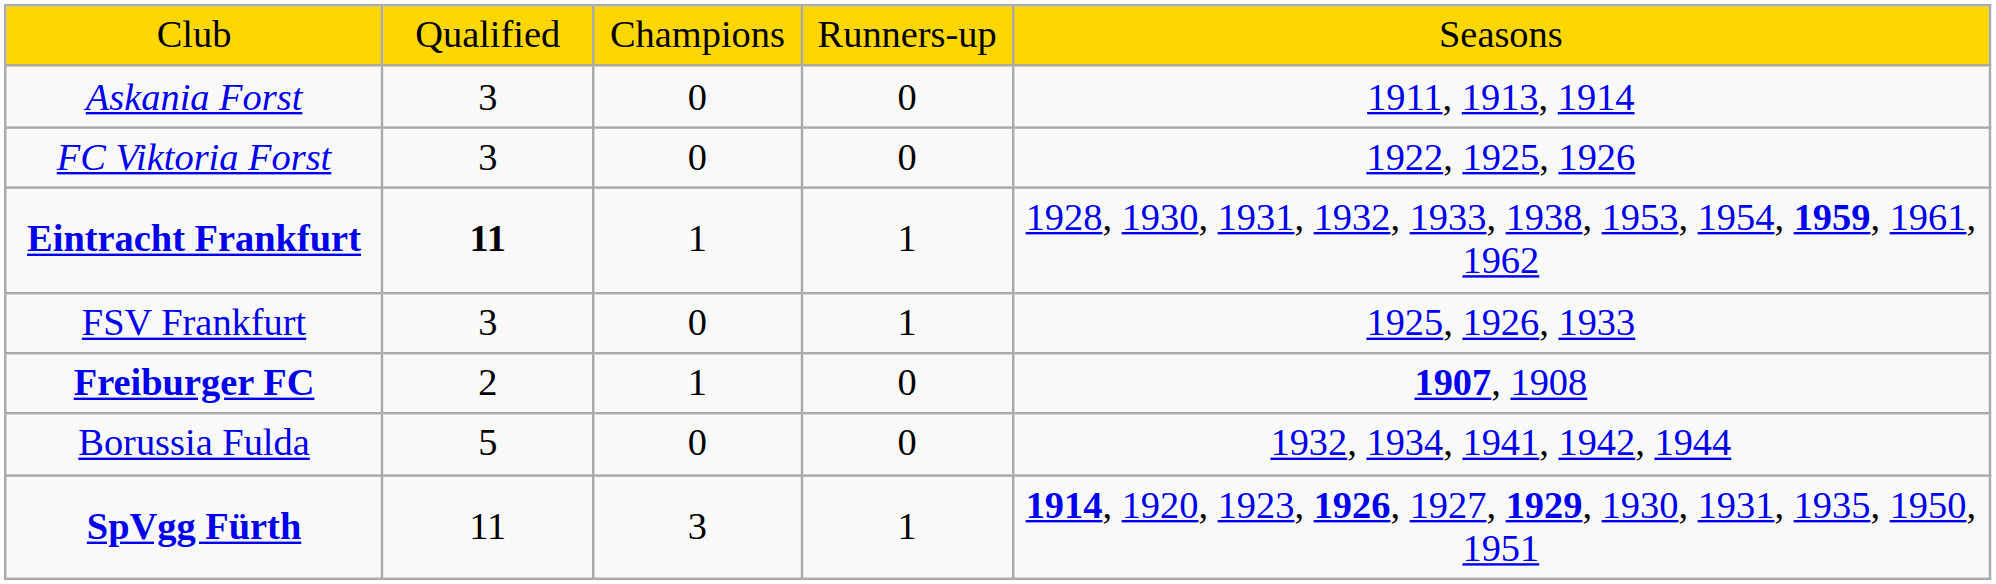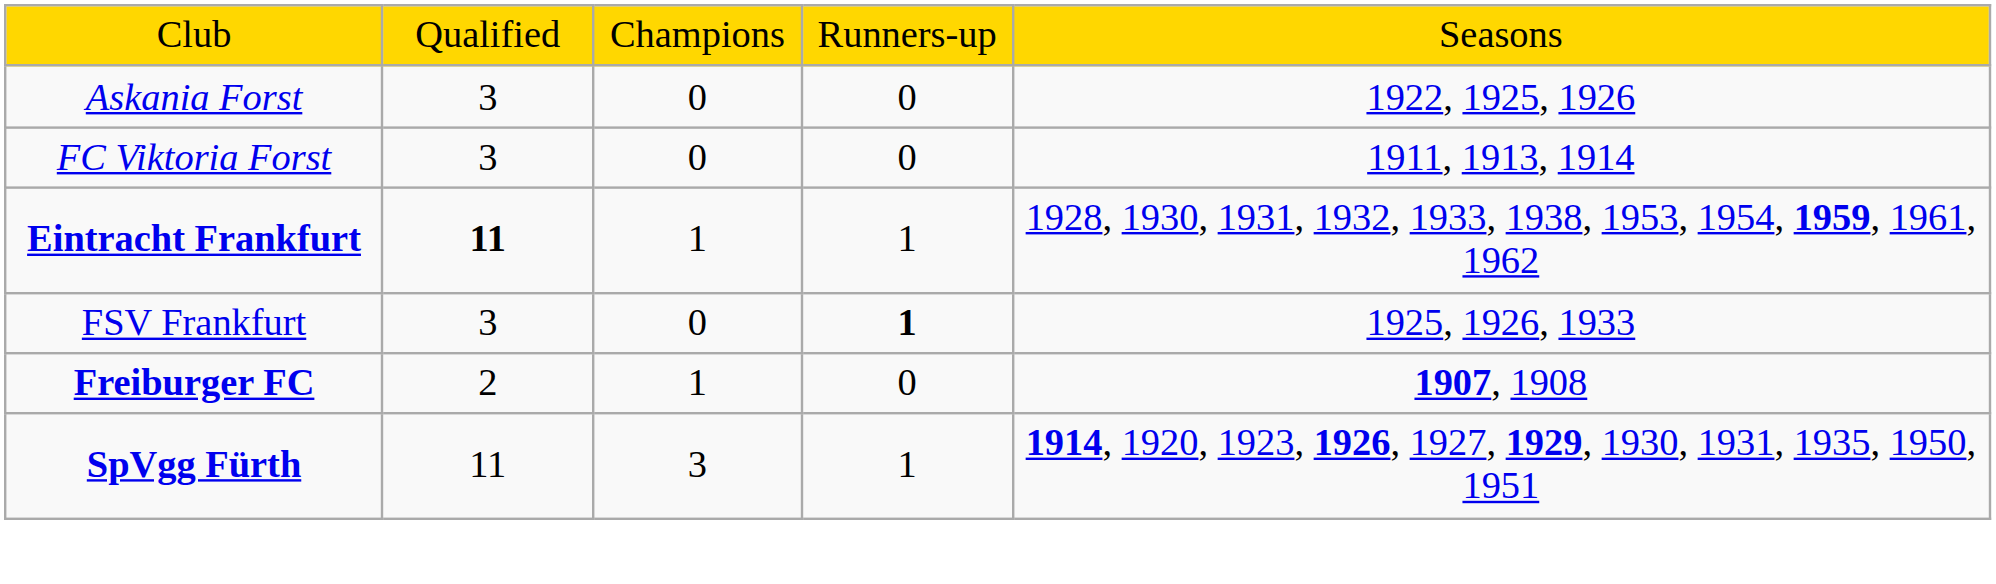(1501, 95) 1911, 1913, 1914 -> (1501, 95) 1922, 1925, 1926
(1501, 156) 1922, 1925, 1926 -> (1501, 156) 1911, 1913, 1914
(907, 321) normal -> (907, 321) bold
- row: (194, 443)
